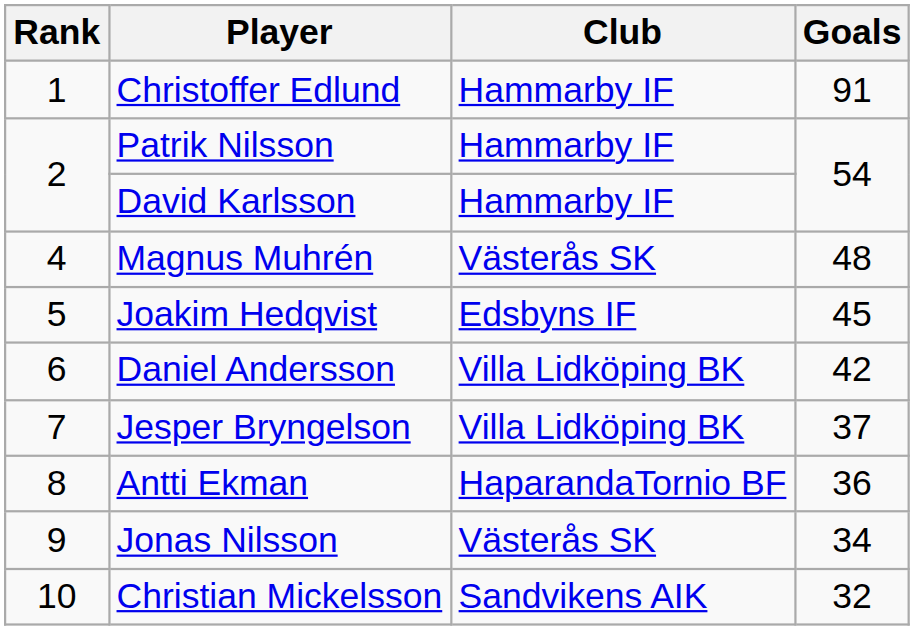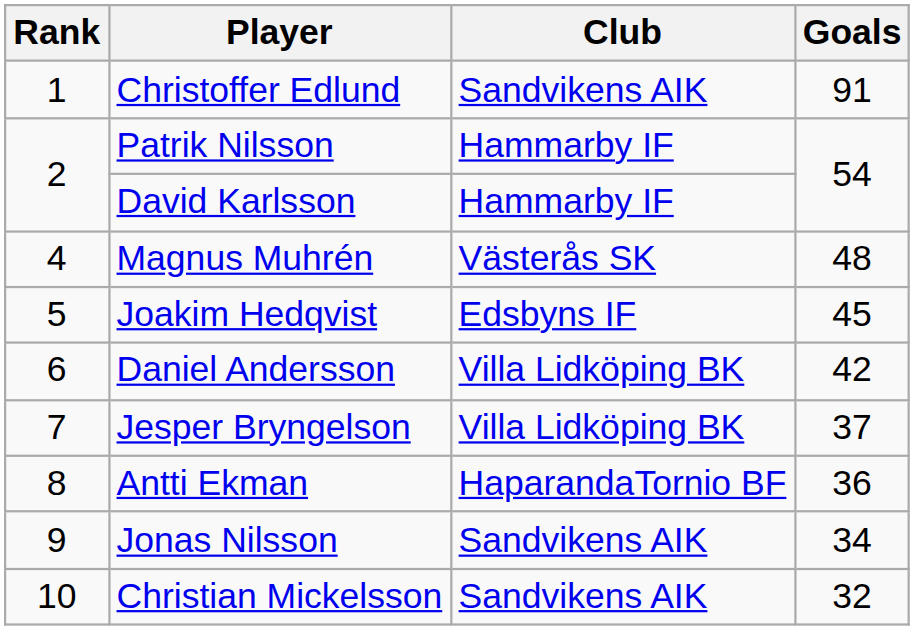(566, 88) Hammarby IF -> (583, 88) Sandvikens AIK
(557, 539) Västerås SK -> (583, 539) Sandvikens AIK
